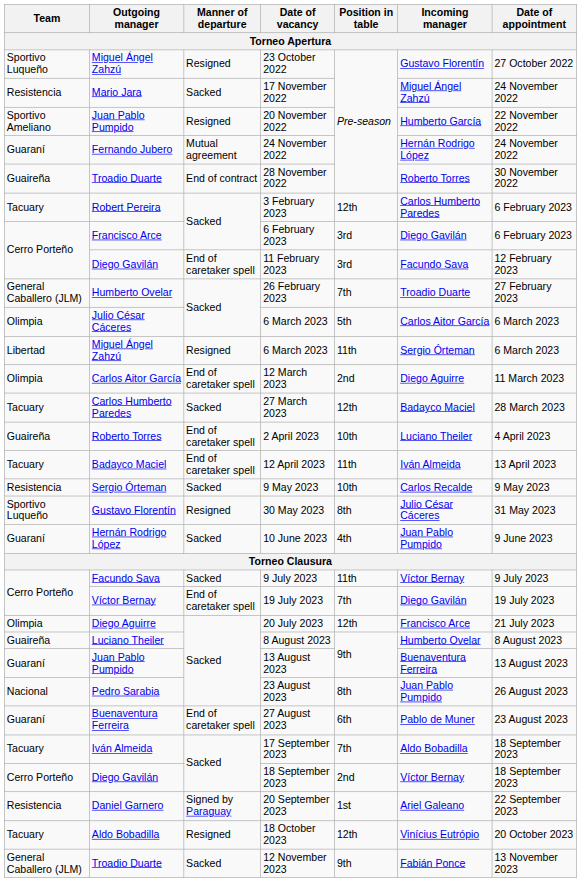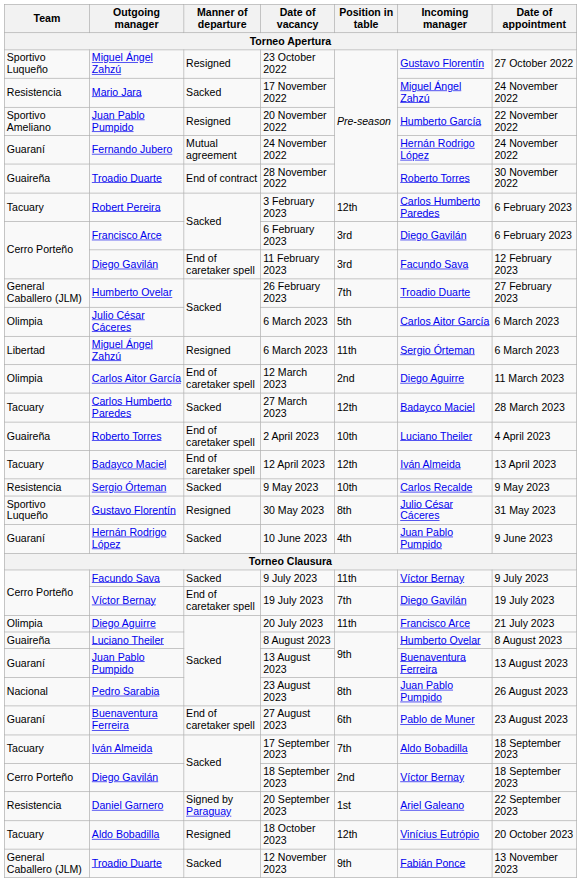(347, 464) 11th -> (347, 464) 12th
(347, 623) 12th -> (347, 623) 11th
